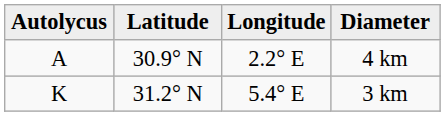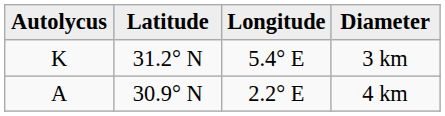rows swapped: (385, 57) <-> (385, 93)
